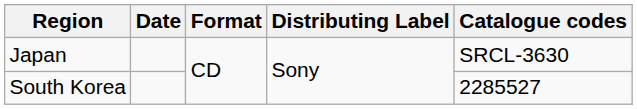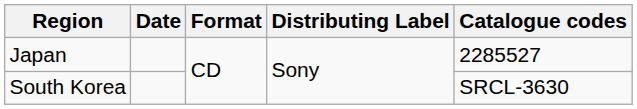(514, 54) SRCL-3630 -> (500, 54) 2285527
(500, 87) 2285527 -> (514, 87) SRCL-3630
